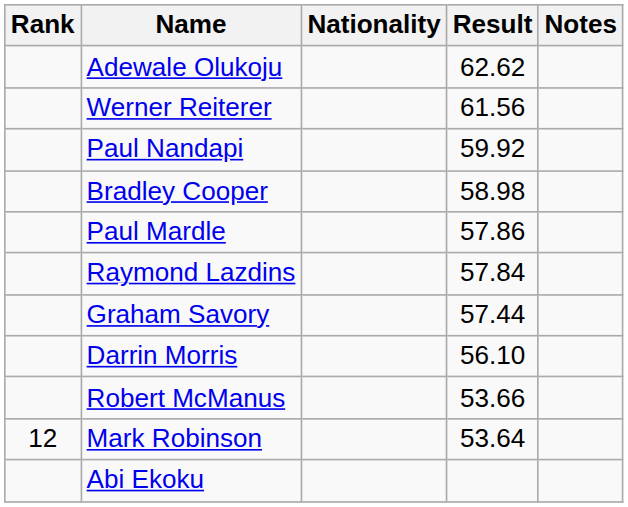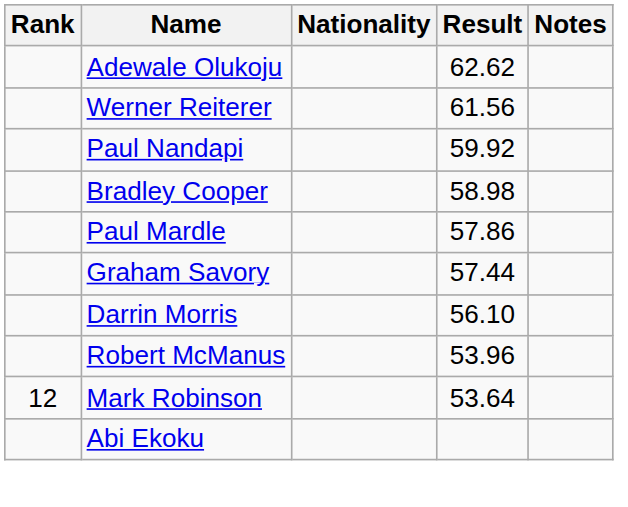- row: (191, 273)
(493, 397) 53.66 -> (482, 356) 53.96
